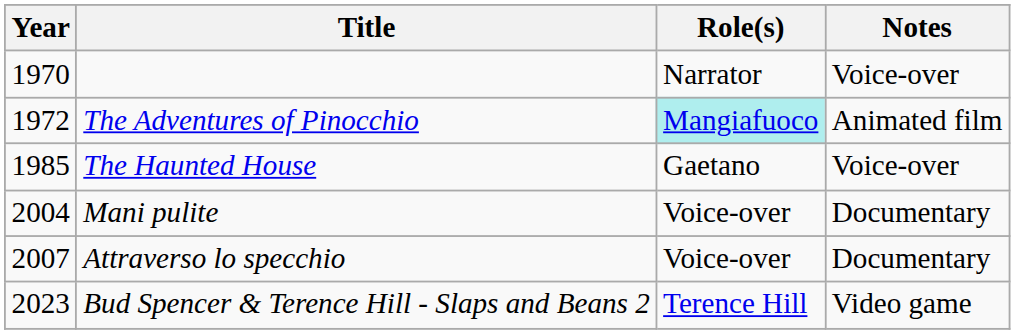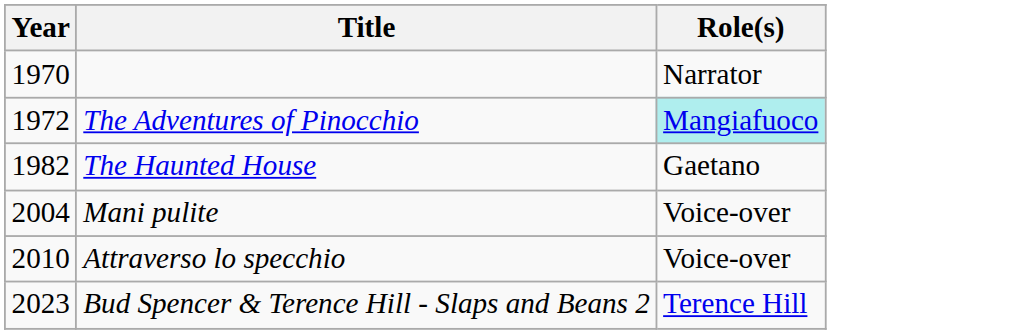- column: (917, 27)
(41, 166) 1985 -> (41, 166) 1982
(41, 258) 2007 -> (41, 258) 2010
